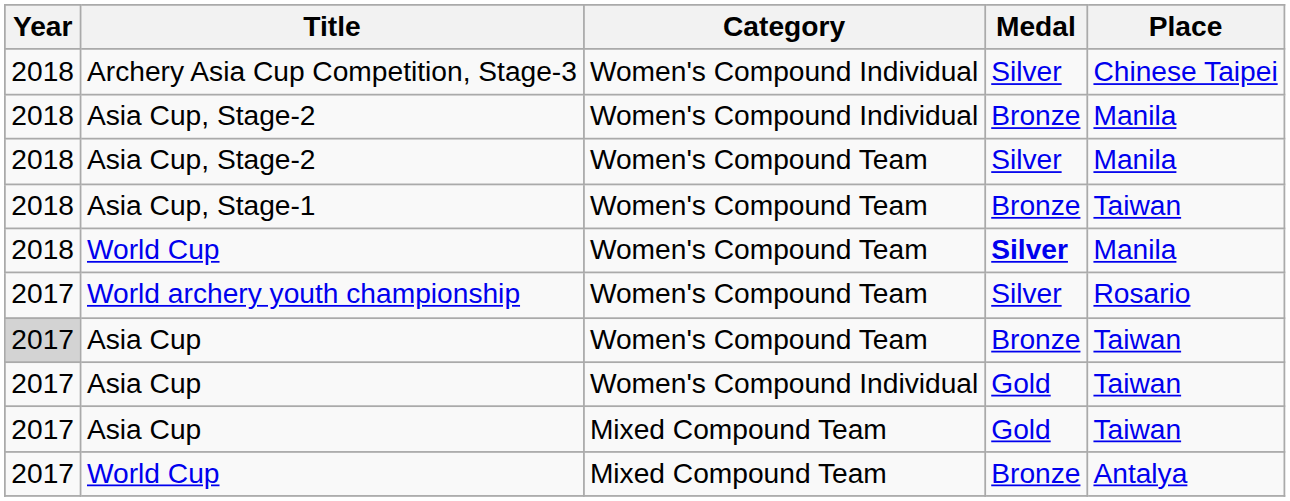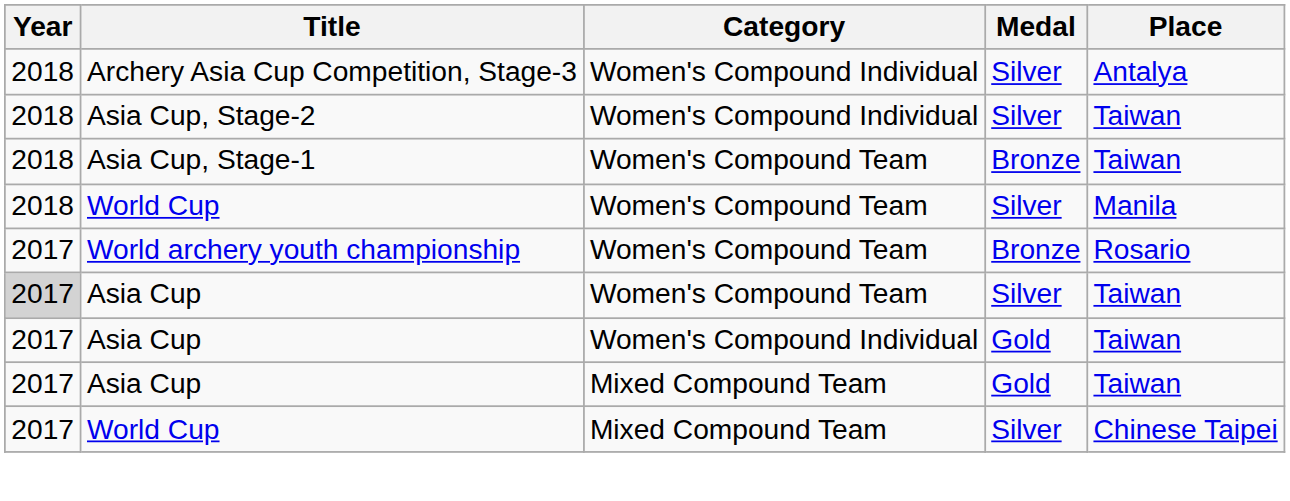(1186, 71) Chinese Taipei -> (1140, 71) Antalya
(1036, 116) Bronze -> (1026, 116) Silver
(1135, 116) Manila -> (1137, 116) Taiwan
- row: (201, 160)
(1030, 250) bold -> (1026, 205) normal
(1026, 294) Silver -> (1036, 250) Bronze
(1036, 339) Bronze -> (1026, 294) Silver
(1036, 473) Bronze -> (1026, 428) Silver
(1140, 473) Antalya -> (1186, 428) Chinese Taipei
